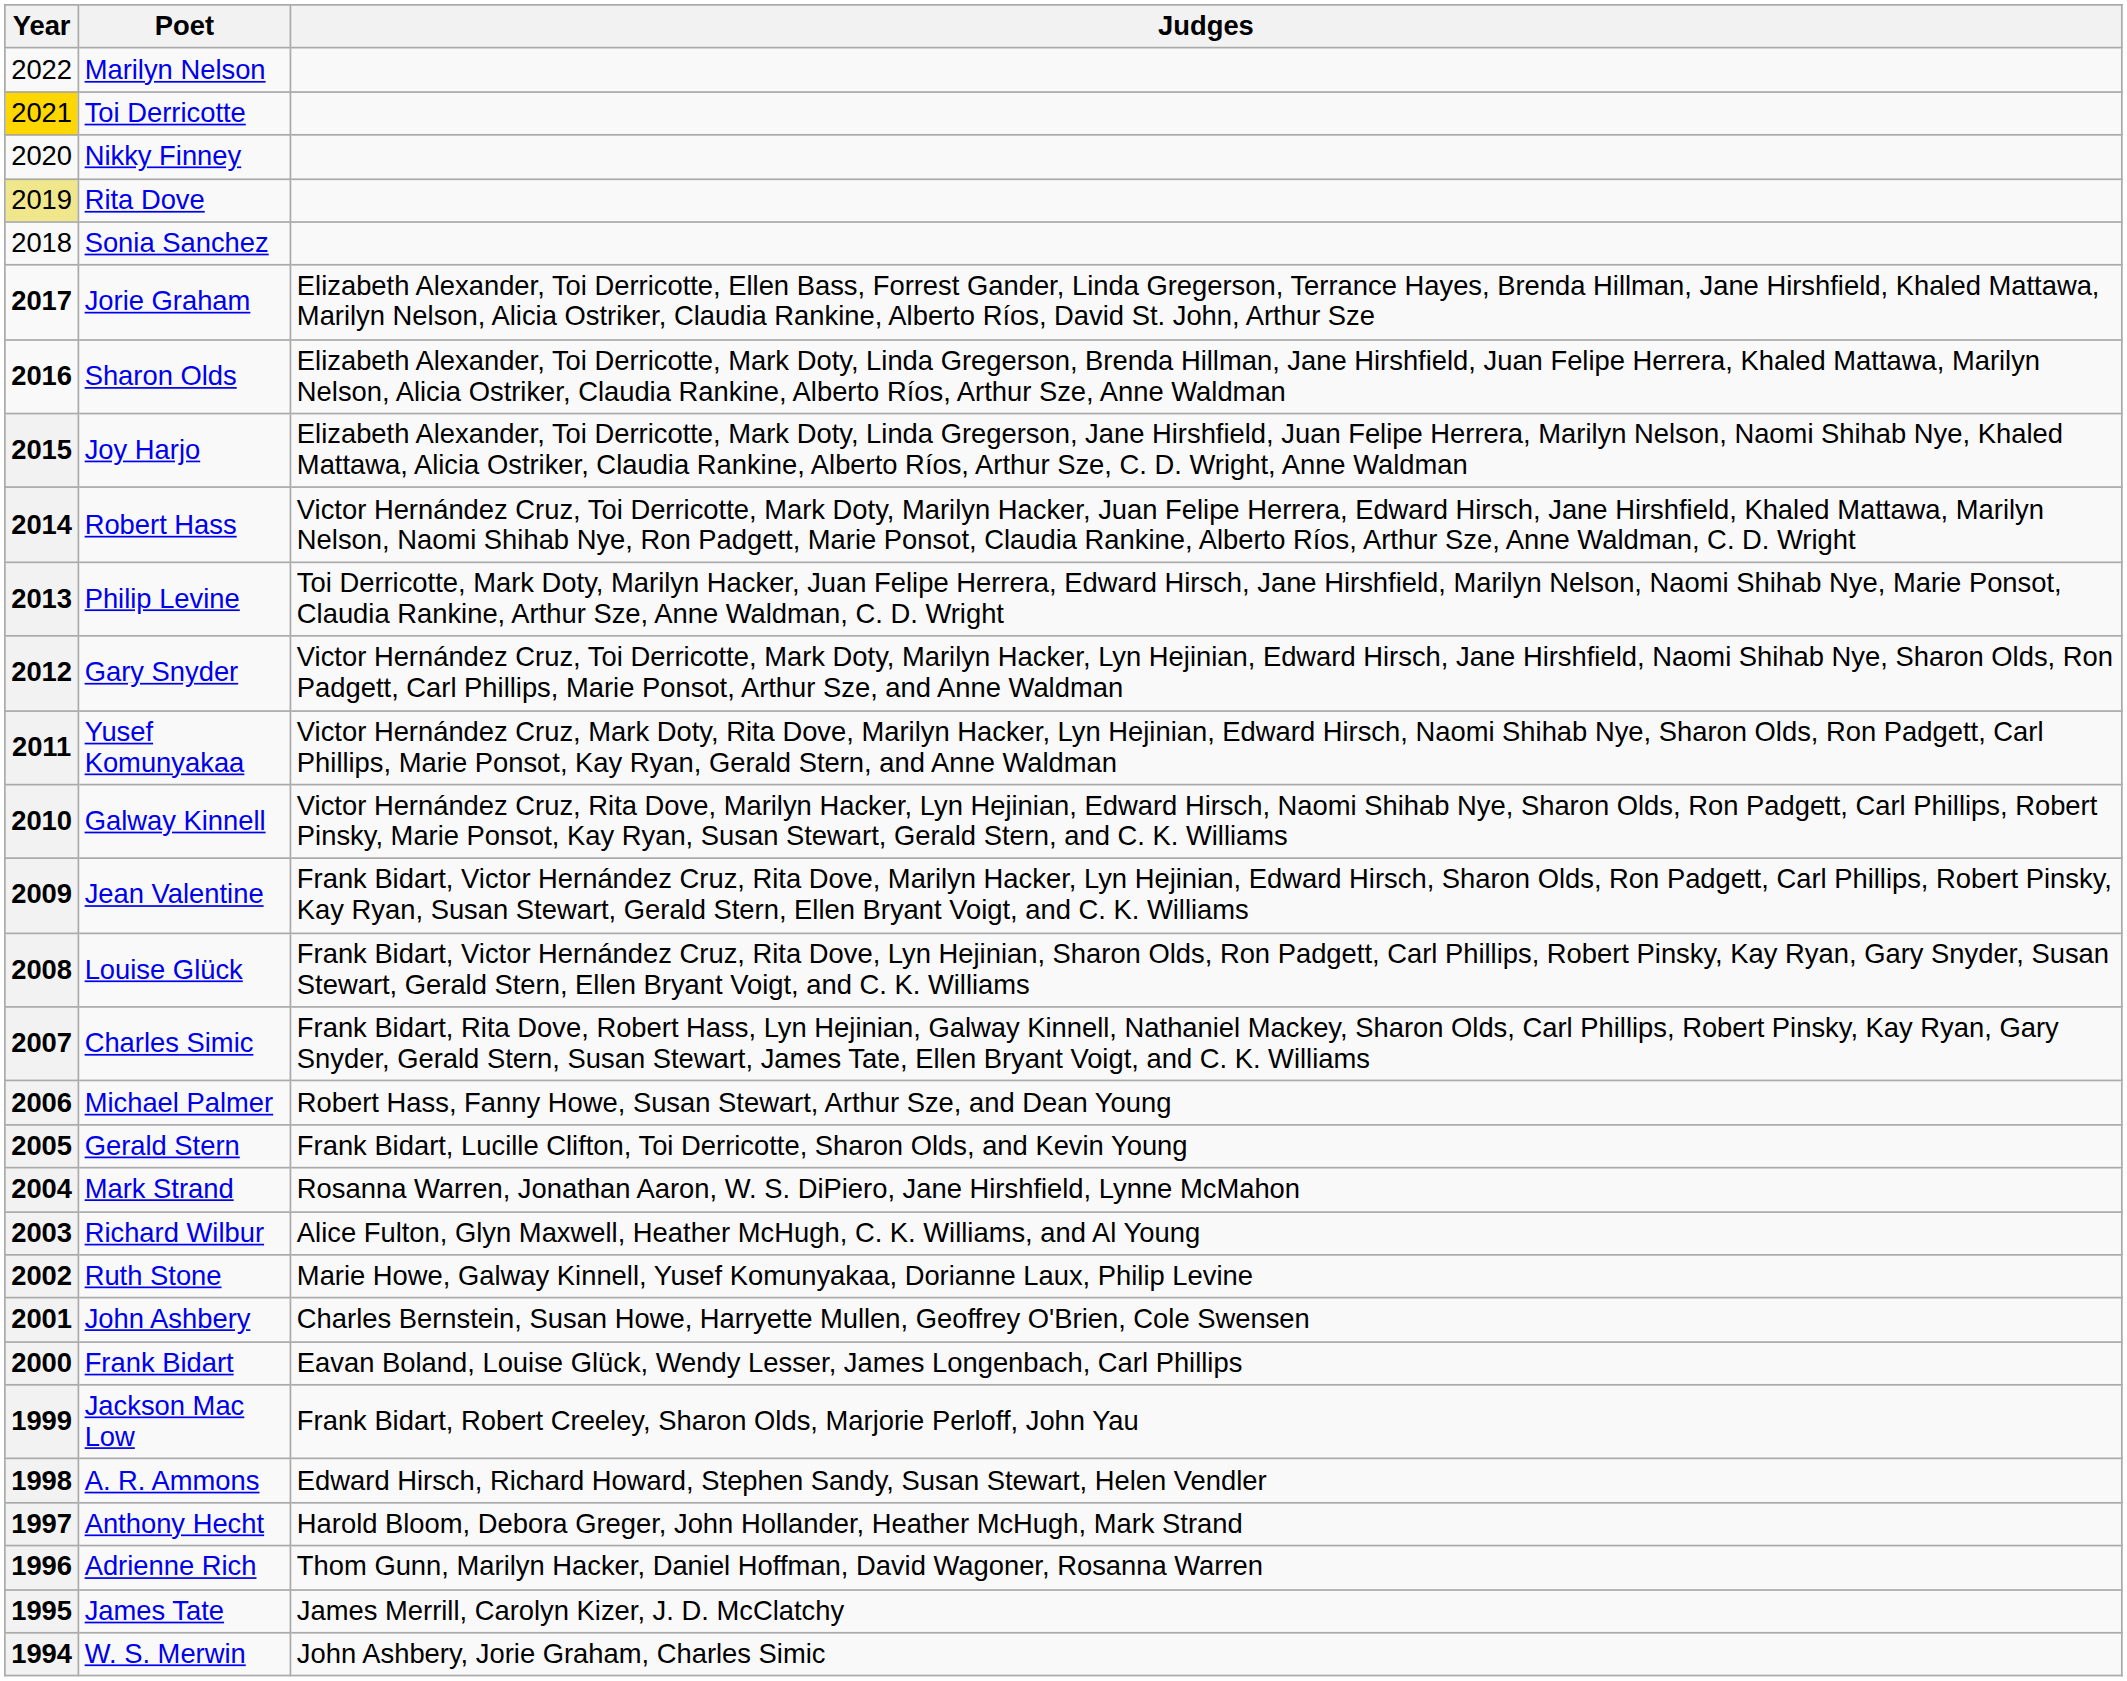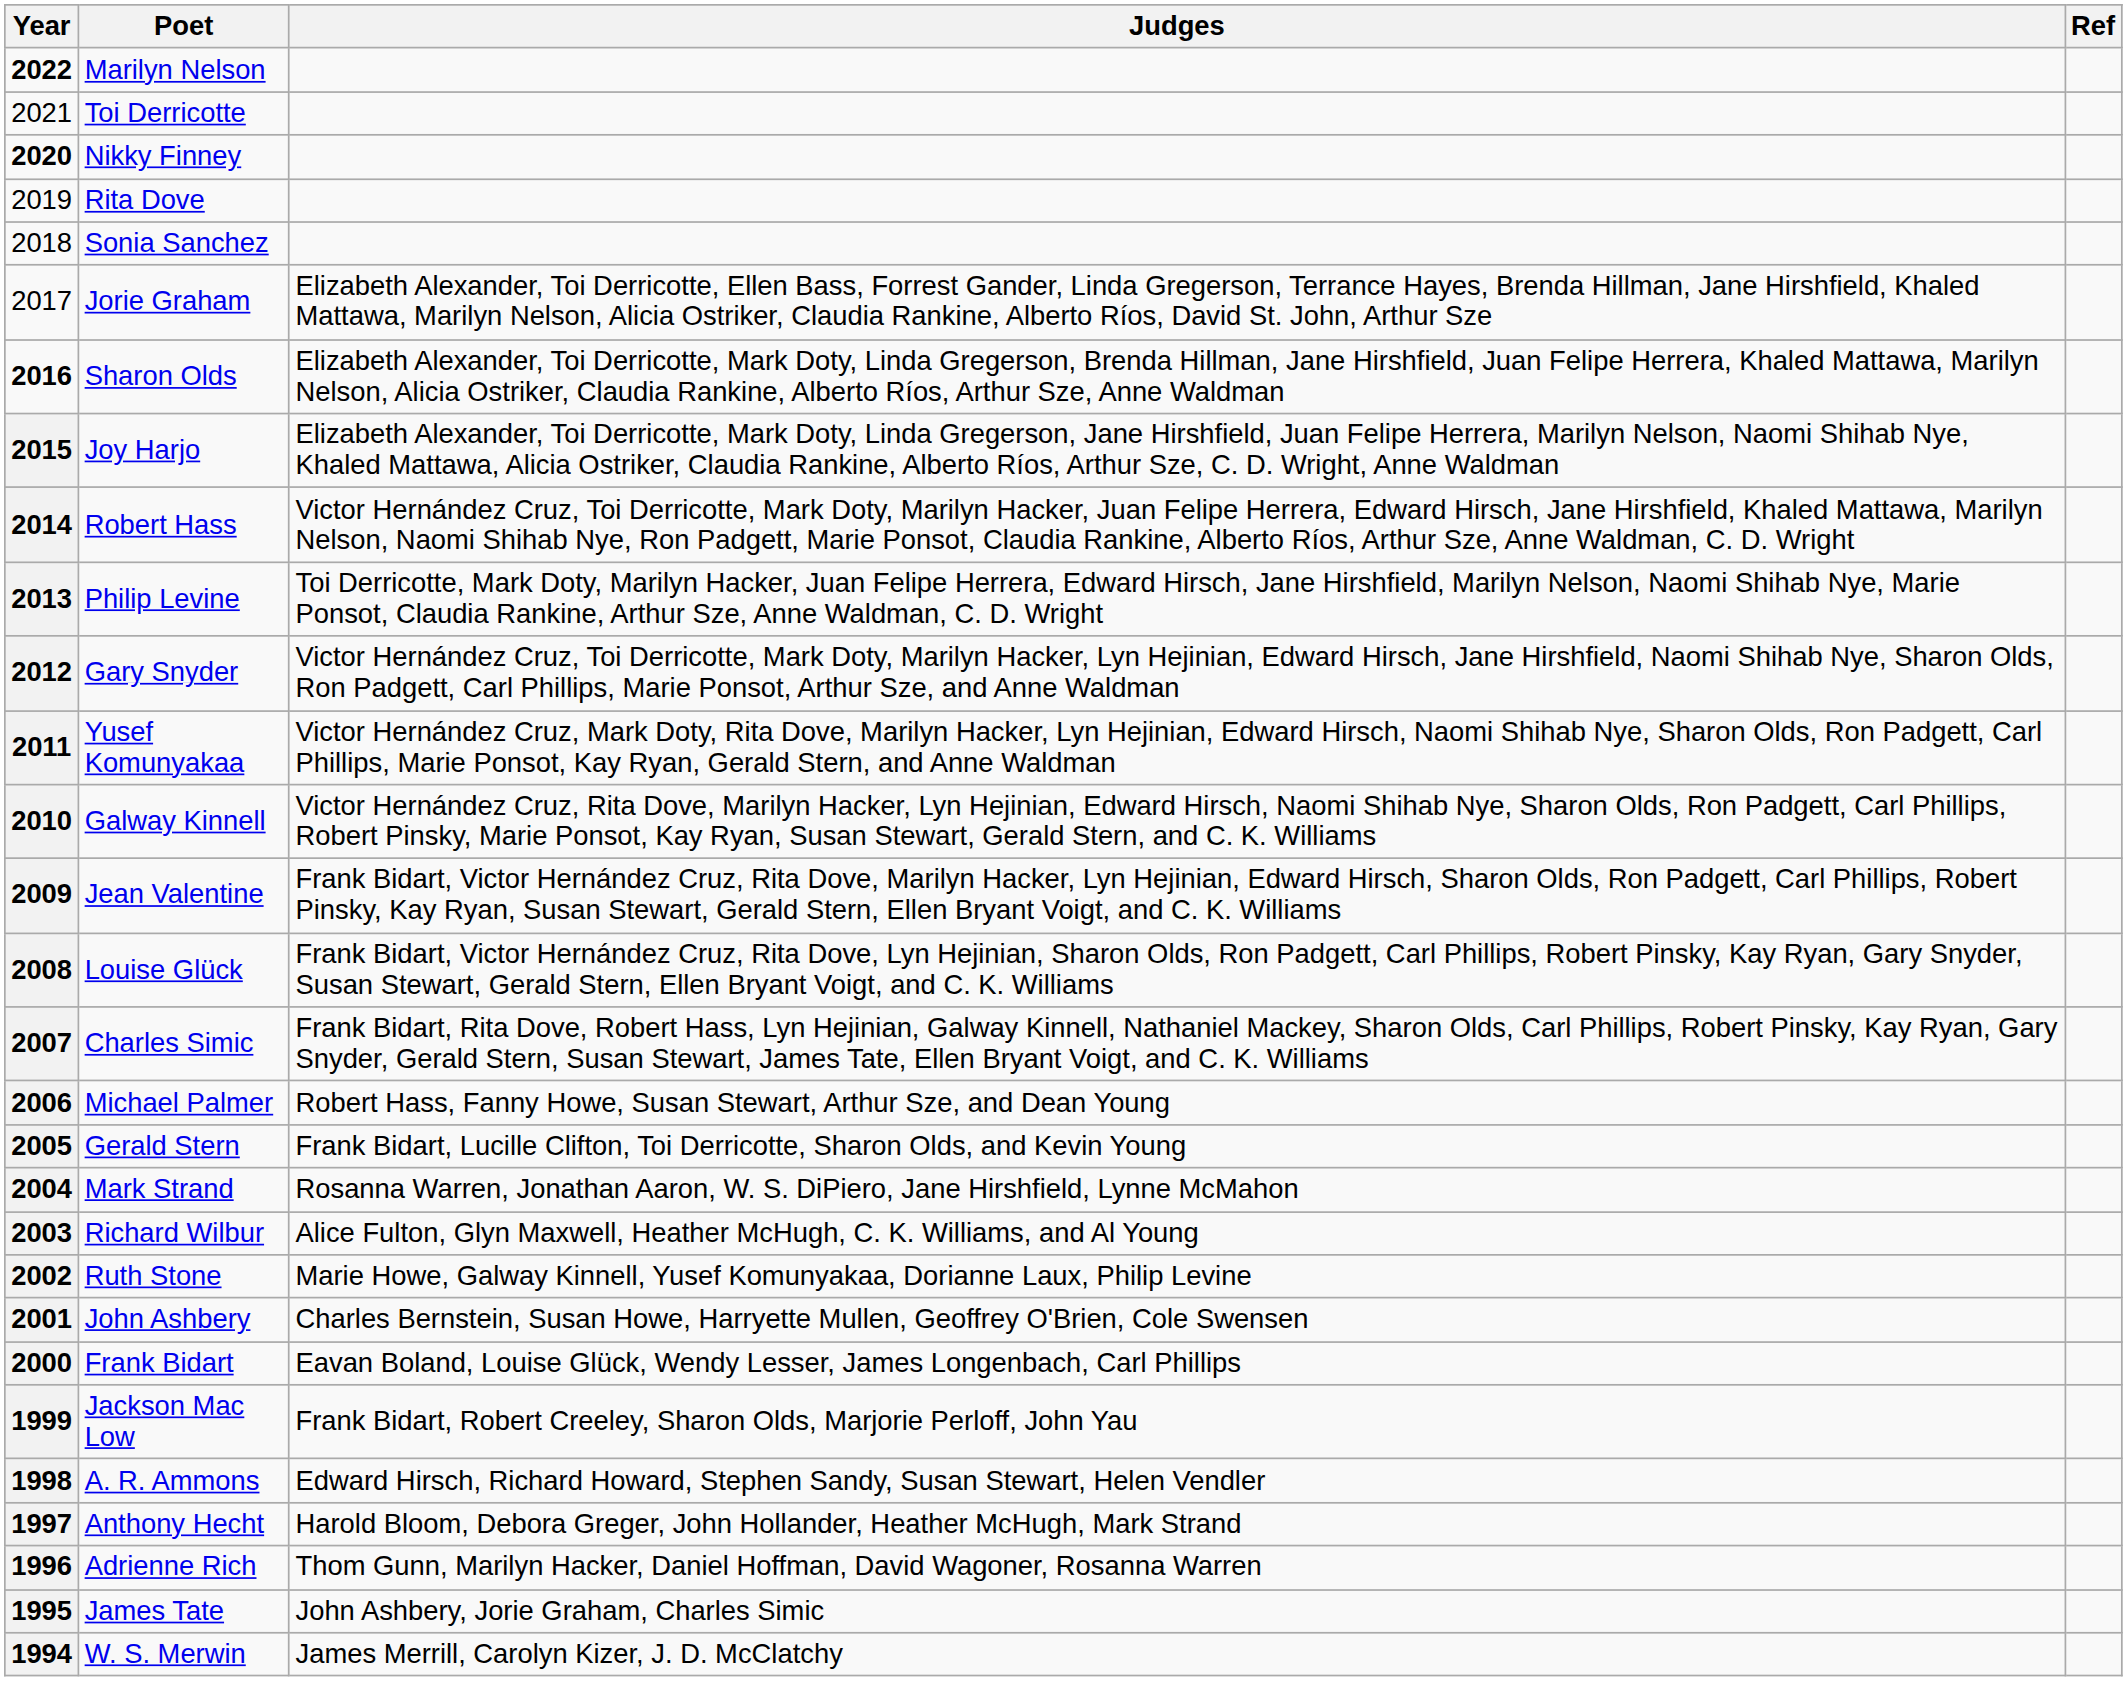+ column: (2093, 26)
(42, 69) normal -> (42, 69) bold
(42, 112) gold background -> (42, 112) no background
(42, 156) normal -> (42, 156) bold
(42, 199) khaki background -> (42, 199) no background
(42, 301) bold -> (42, 301) normal
(570, 1610) James Merrill, Carolyn Kizer, J. D. McClatchy -> (560, 1610) John Ashbery, Jorie Graham, Charles Simic
(561, 1653) John Ashbery, Jorie Graham, Charles Simic -> (569, 1653) James Merrill, Carolyn Kizer, J. D. McClatchy
